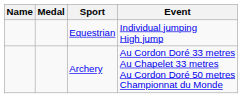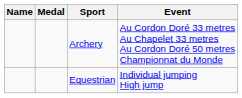rows swapped: (86, 70) <-> (92, 33)
